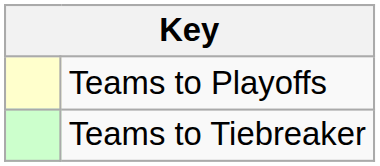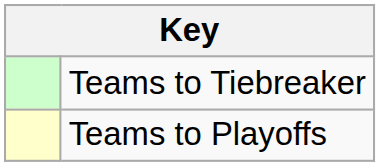rows swapped: (198, 82) <-> (217, 134)
